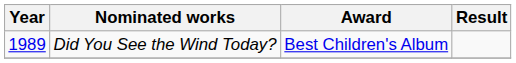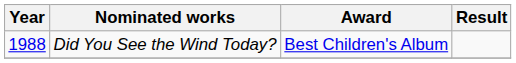(27, 44) 1989 -> (27, 44) 1988
